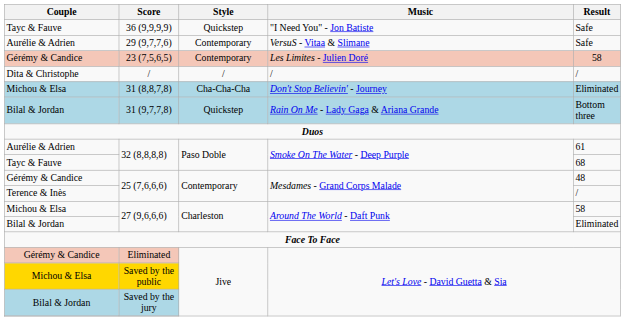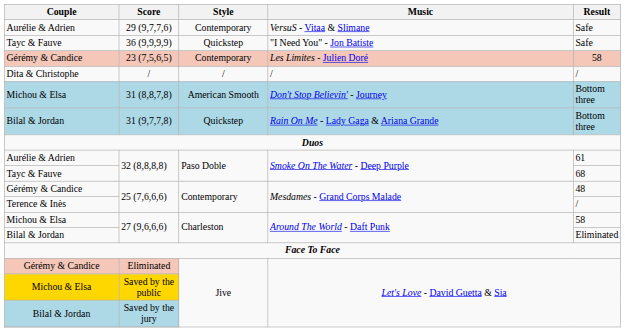rows swapped: (41, 43) <-> (34, 27)
(223, 89) Cha-Cha-Cha -> (223, 95) American Smooth
(597, 89) Eliminated -> (590, 95) Bottom three
